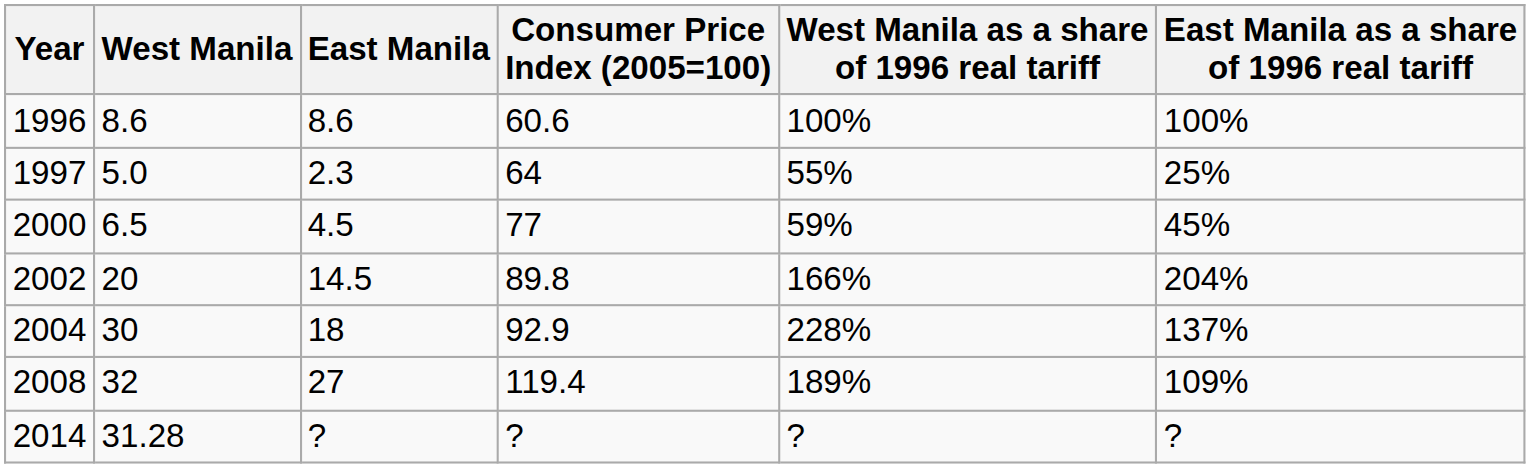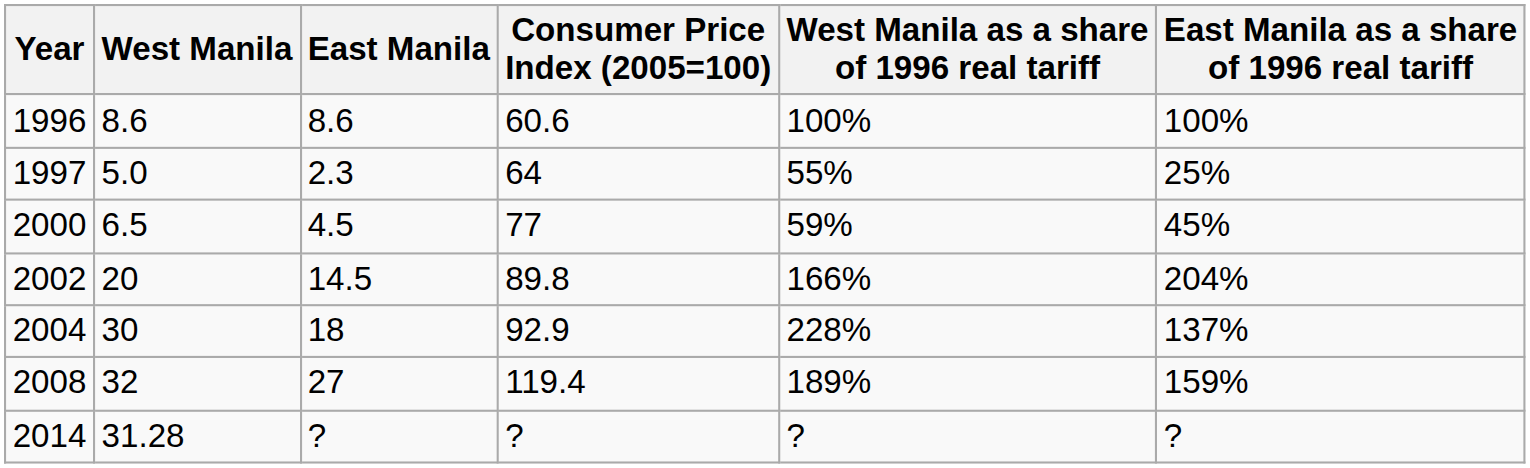(1206, 383) 109% -> (1206, 383) 159%
